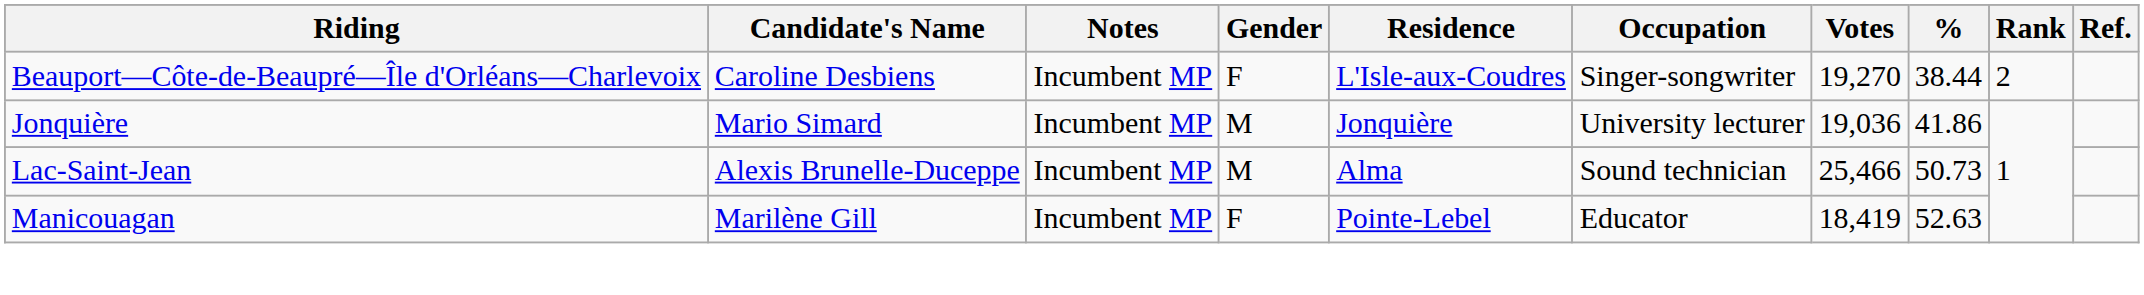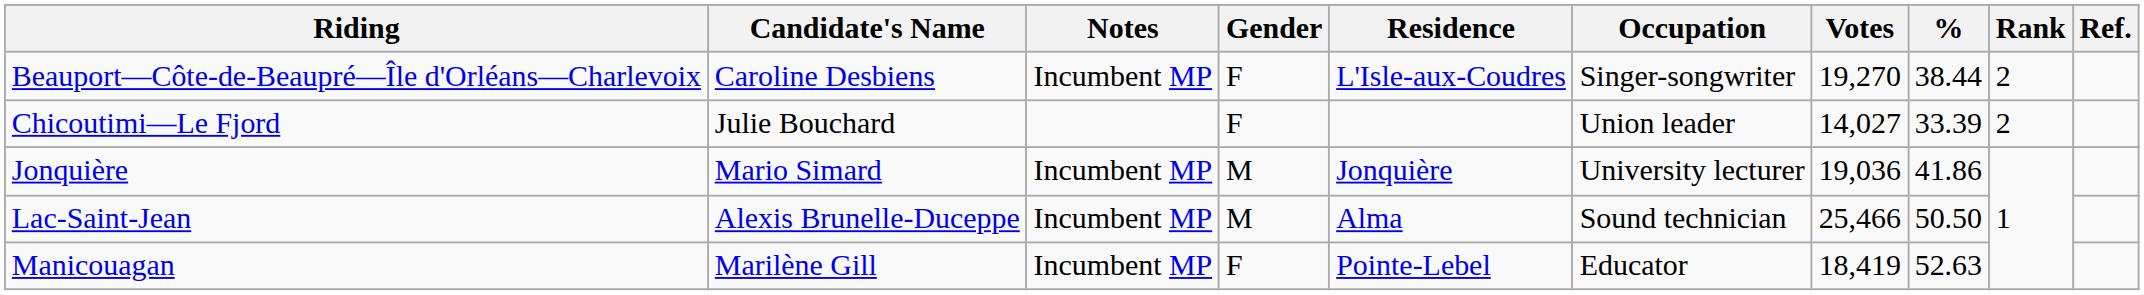+ row: (146, 123)
(1948, 170) 50.73 -> (1948, 218) 50.50
